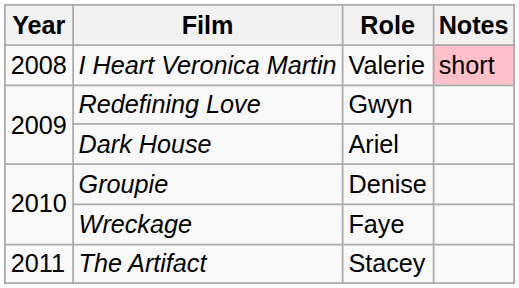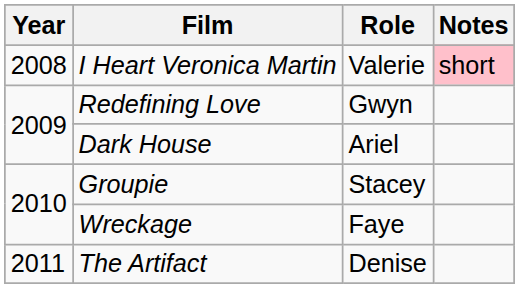(388, 184) Denise -> (387, 184) Stacey
(387, 264) Stacey -> (388, 264) Denise
